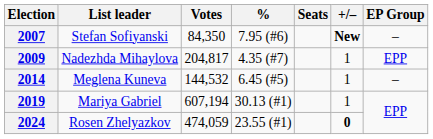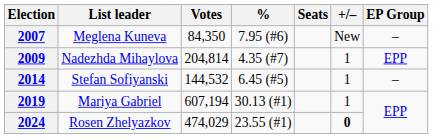(120, 36) Stefan Sofiyanski -> (120, 36) Meglena Kuneva
(347, 36) bold -> (347, 36) normal
(206, 58) 204,817 -> (206, 58) 204,814
(120, 79) Meglena Kuneva -> (120, 79) Stefan Sofiyanski
(206, 123) 474,059 -> (206, 123) 474,029
